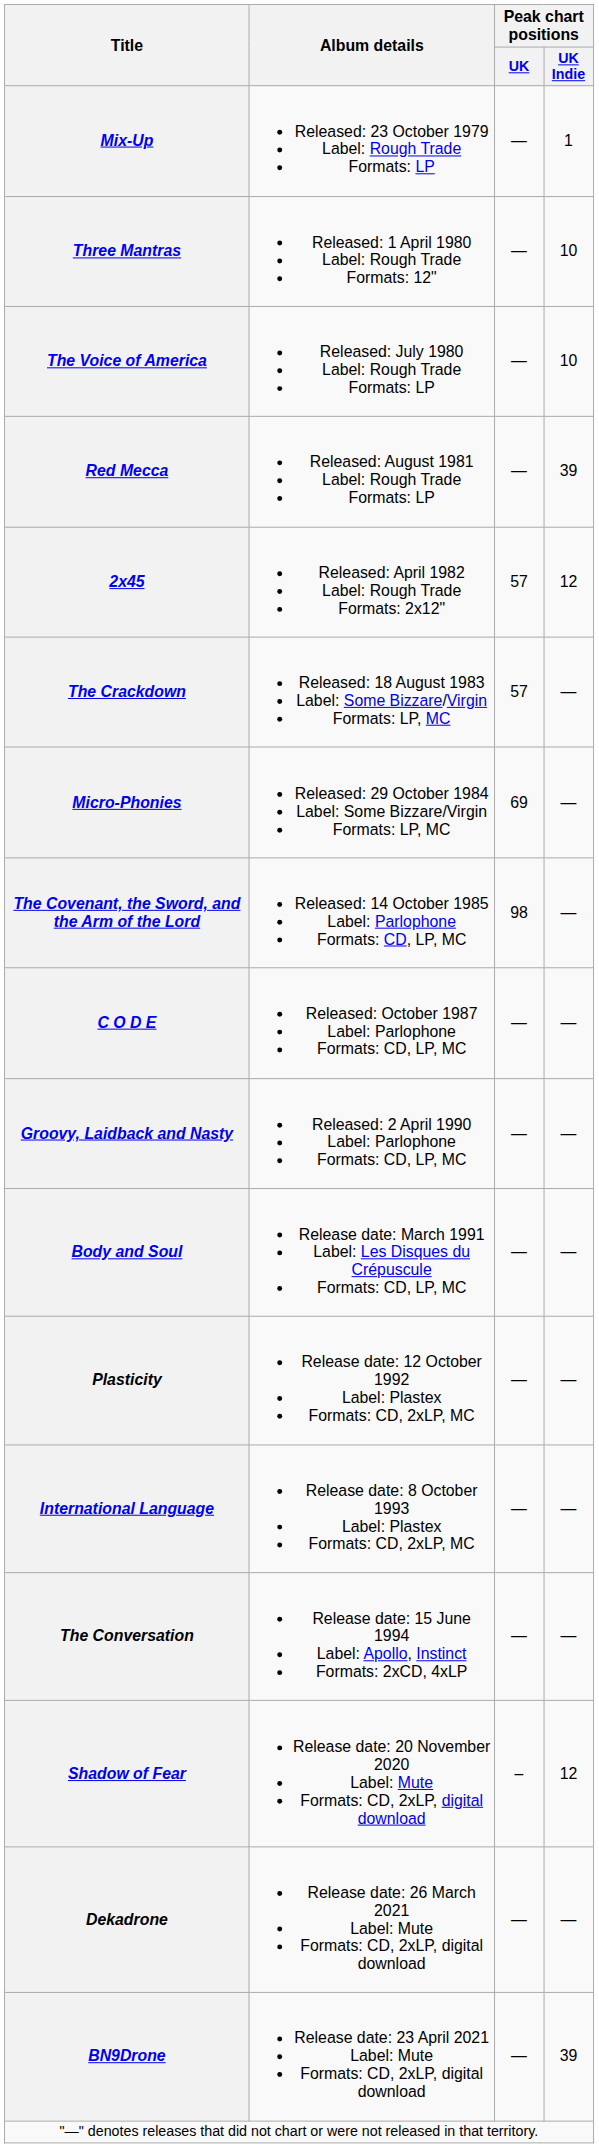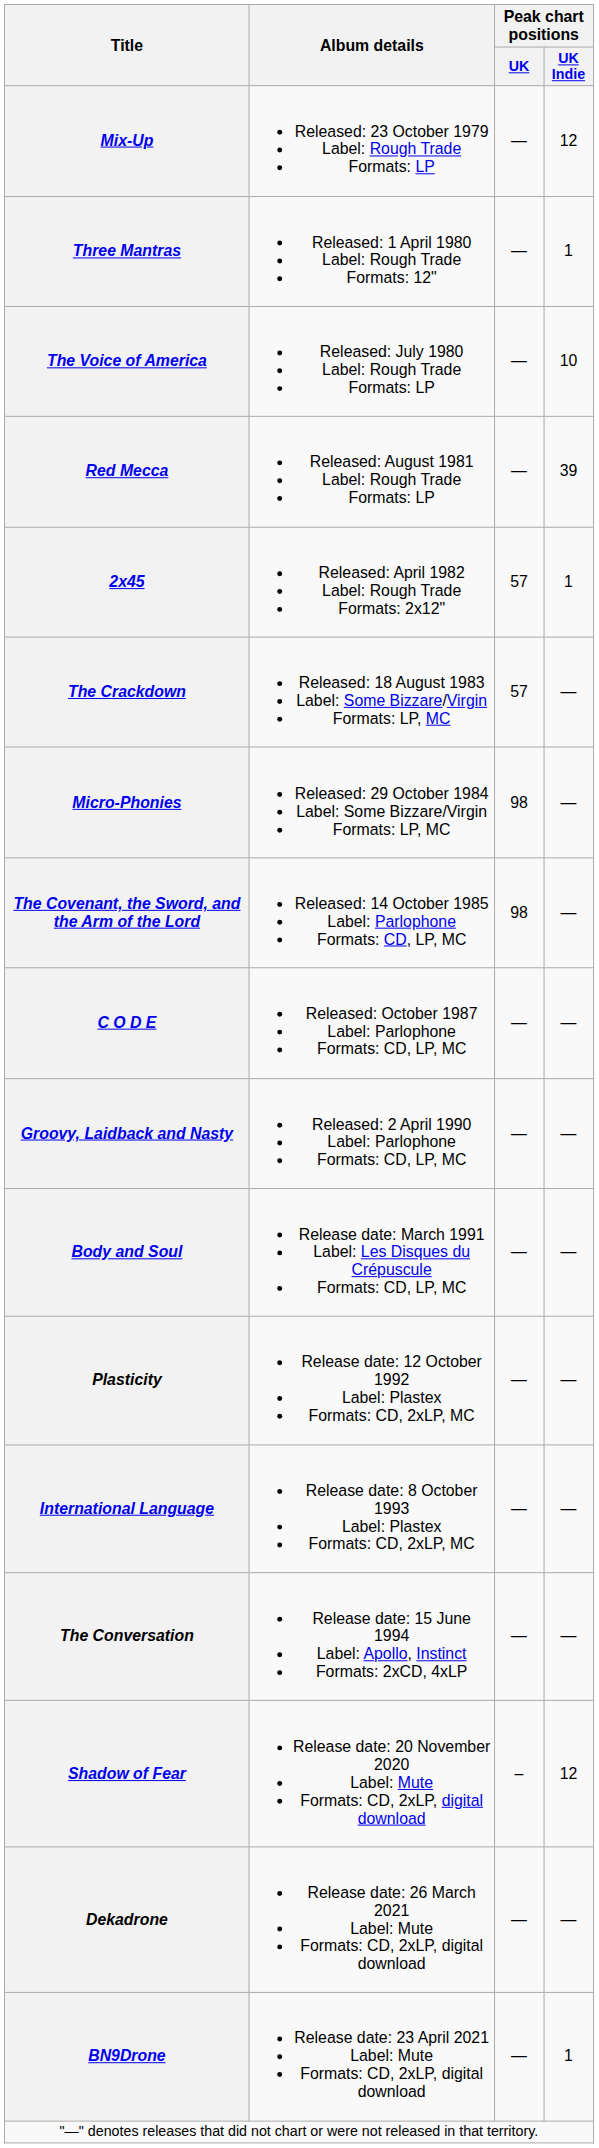(568, 140) 1 -> (568, 140) 12
(568, 251) 10 -> (568, 251) 1
(568, 581) 12 -> (568, 581) 1
(519, 802) 69 -> (519, 802) 98
(568, 2056) 39 -> (568, 2056) 1
